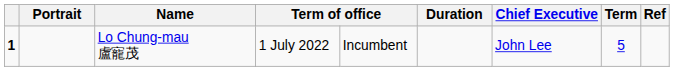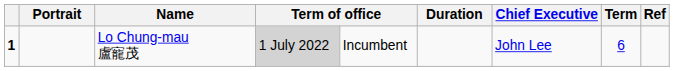(294, 46) no background -> (294, 46) lightgrey background
(621, 46) 5 -> (621, 46) 6
